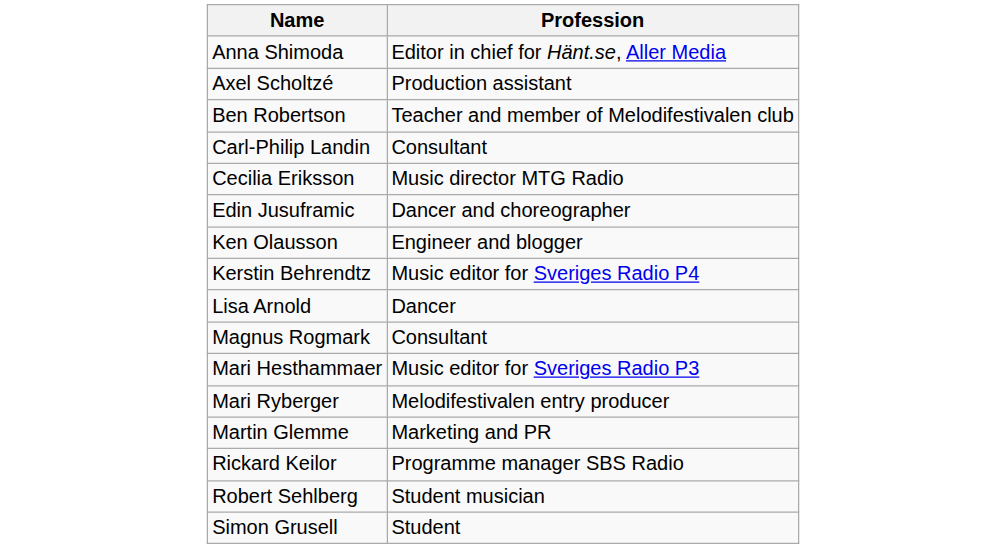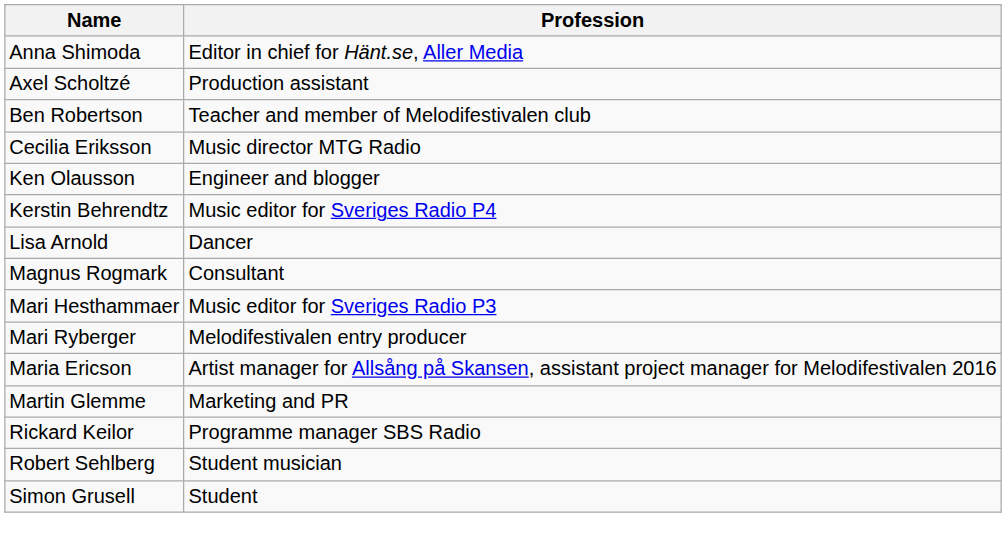- row: (291, 147)
- row: (283, 210)
+ row: (70, 369)
